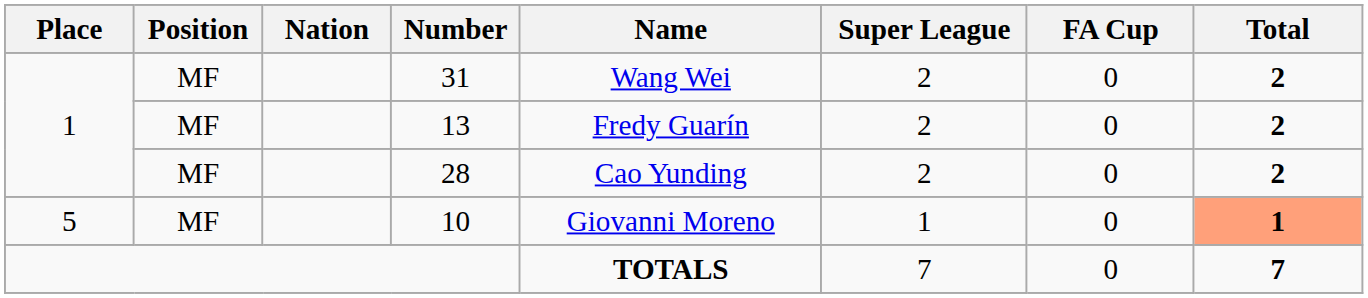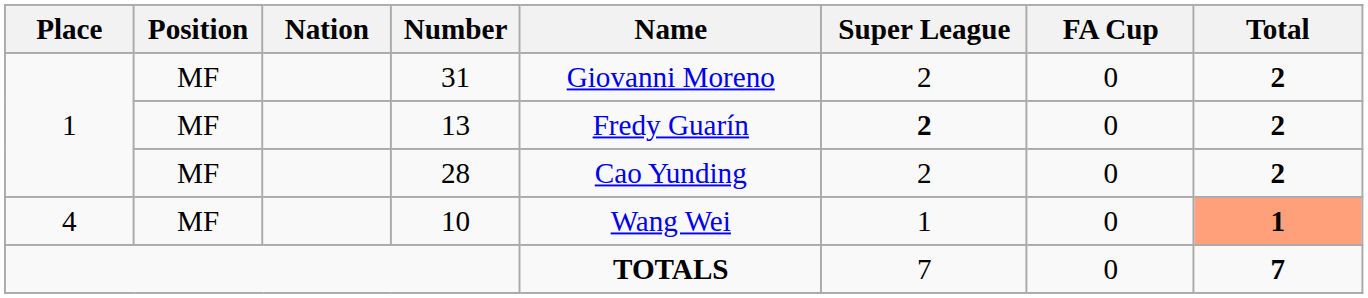(671, 76) Wang Wei -> (671, 76) Giovanni Moreno
(924, 124) normal -> (924, 124) bold
(69, 221) 5 -> (69, 221) 4
(671, 221) Giovanni Moreno -> (671, 221) Wang Wei
